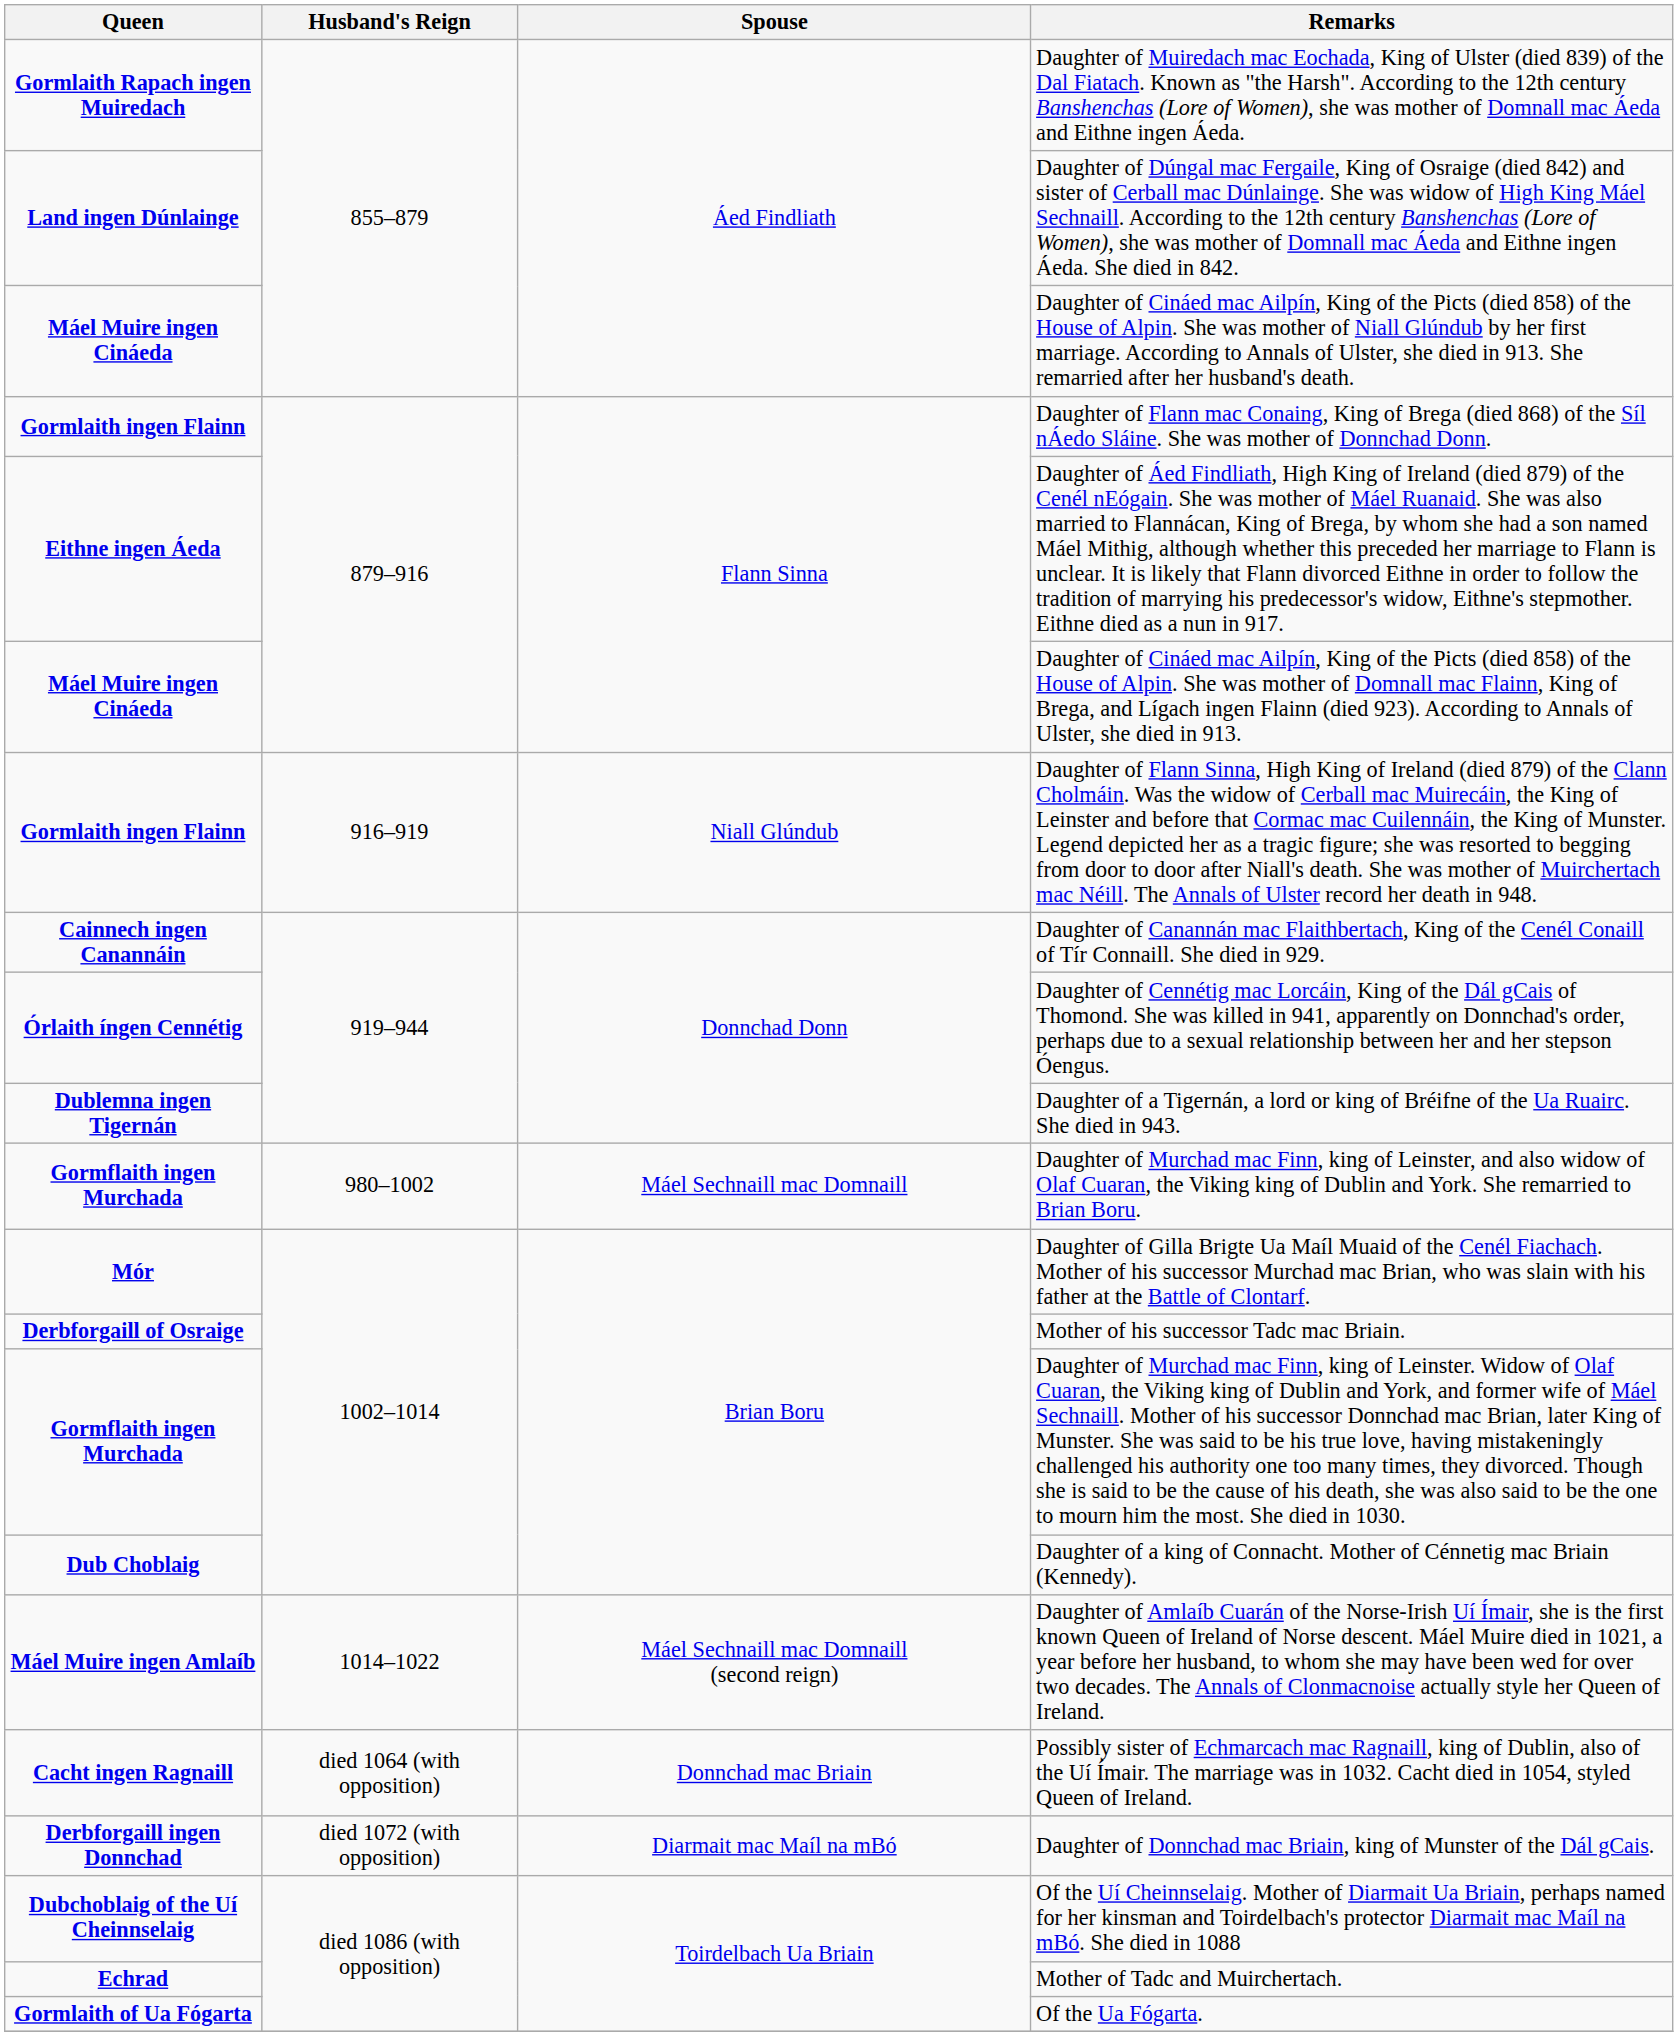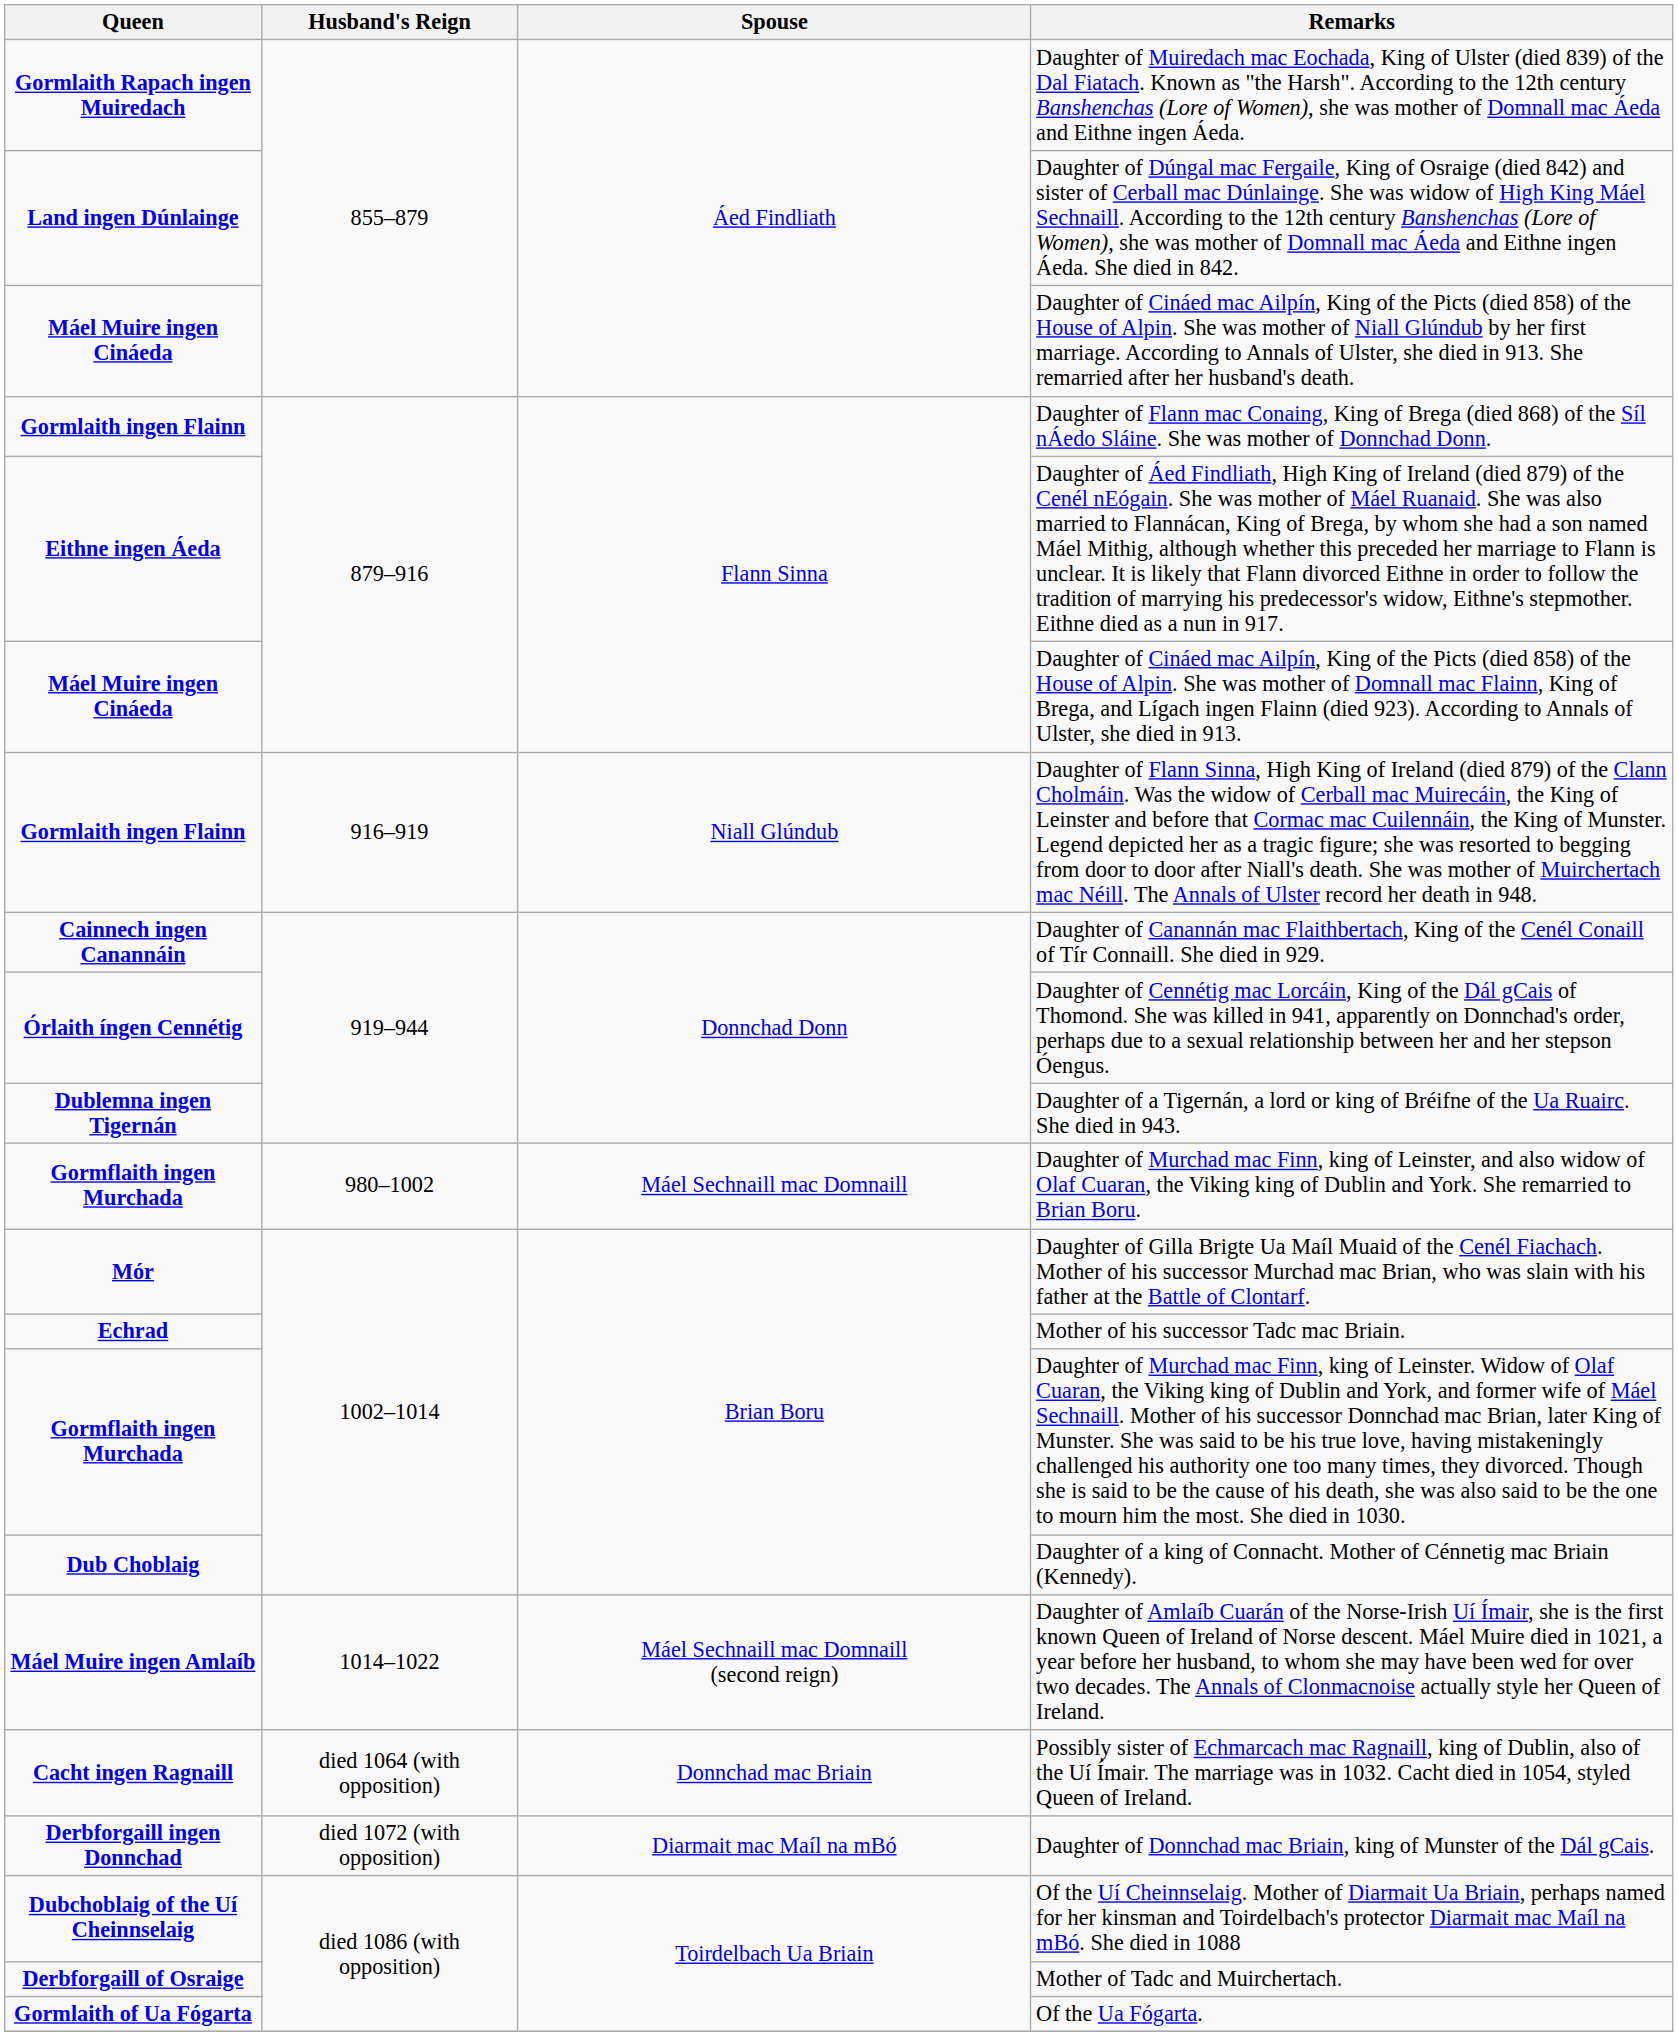(133, 1331) Derbforgaill of Osraige -> (133, 1331) Echrad
(133, 1978) Echrad -> (133, 1978) Derbforgaill of Osraige
